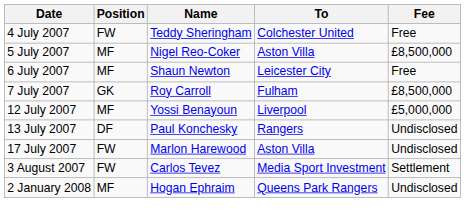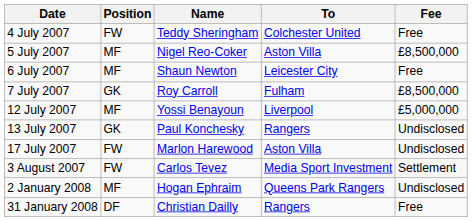(105, 129) DF -> (112, 129) GK
+ row: (52, 206)
